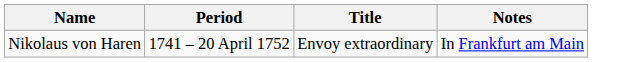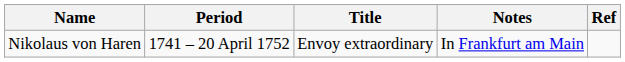+ column: (604, 17)
